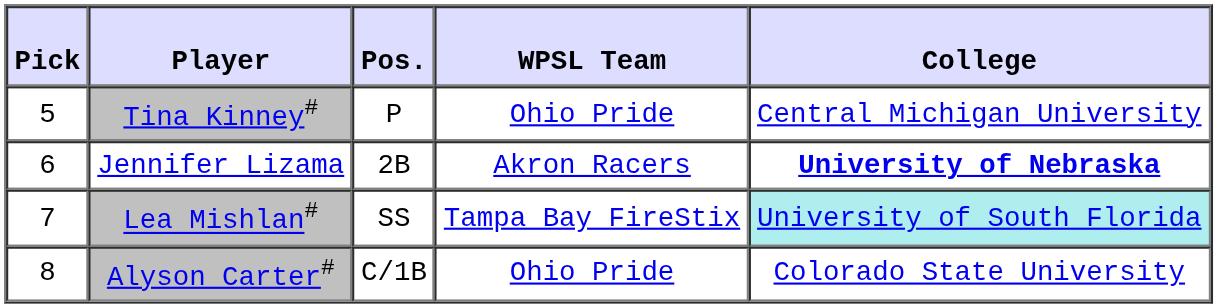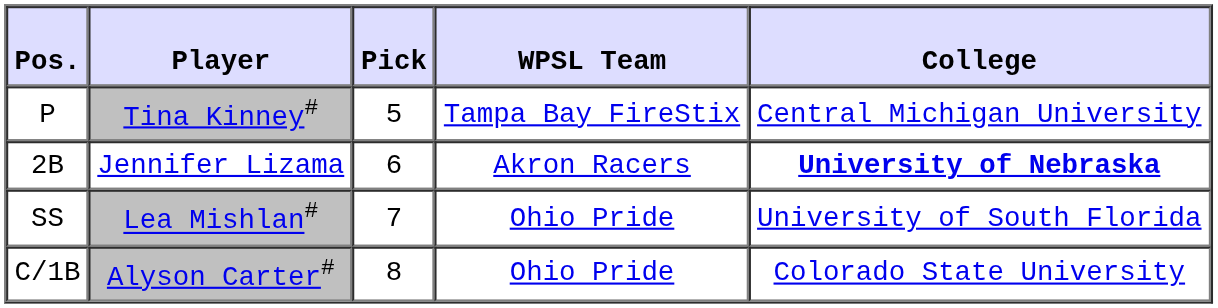columns swapped: (47, 62) <-> (394, 62)
(592, 114) Ohio Pride -> (592, 114) Tampa Bay FireStix
(592, 218) Tampa Bay FireStix -> (592, 218) Ohio Pride
(979, 218) paleturquoise background -> (979, 218) no background
